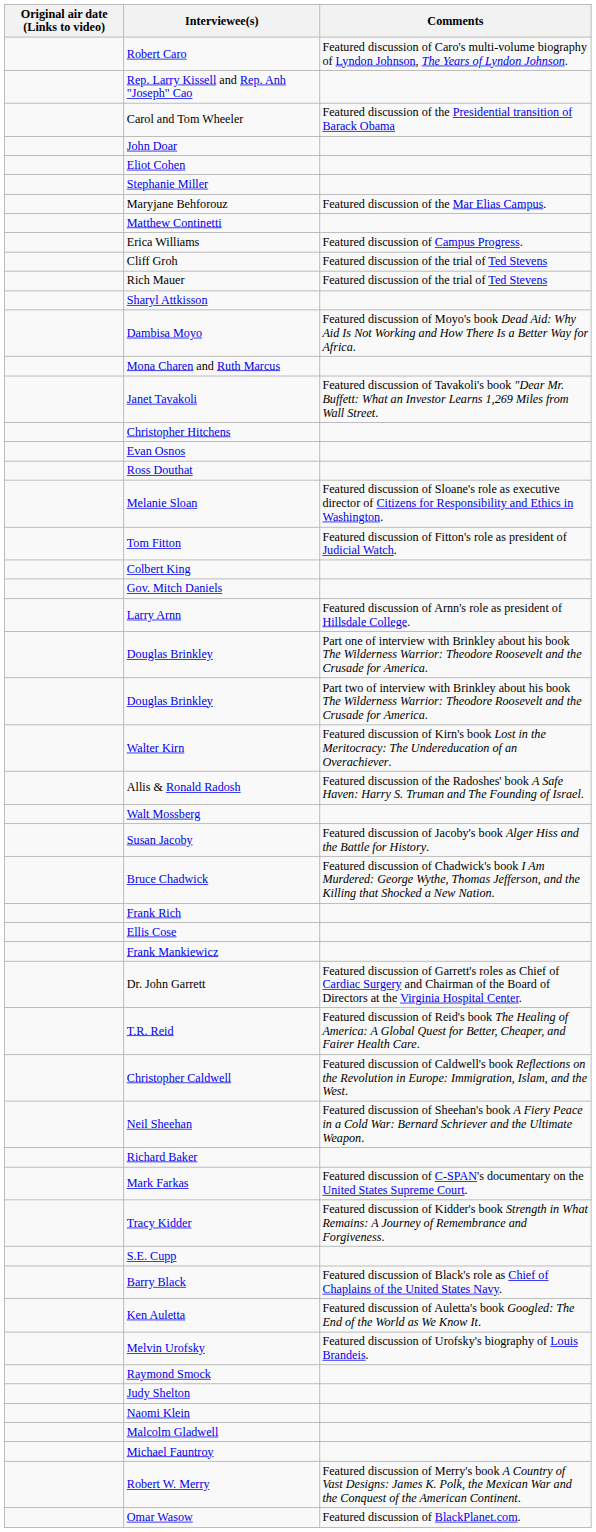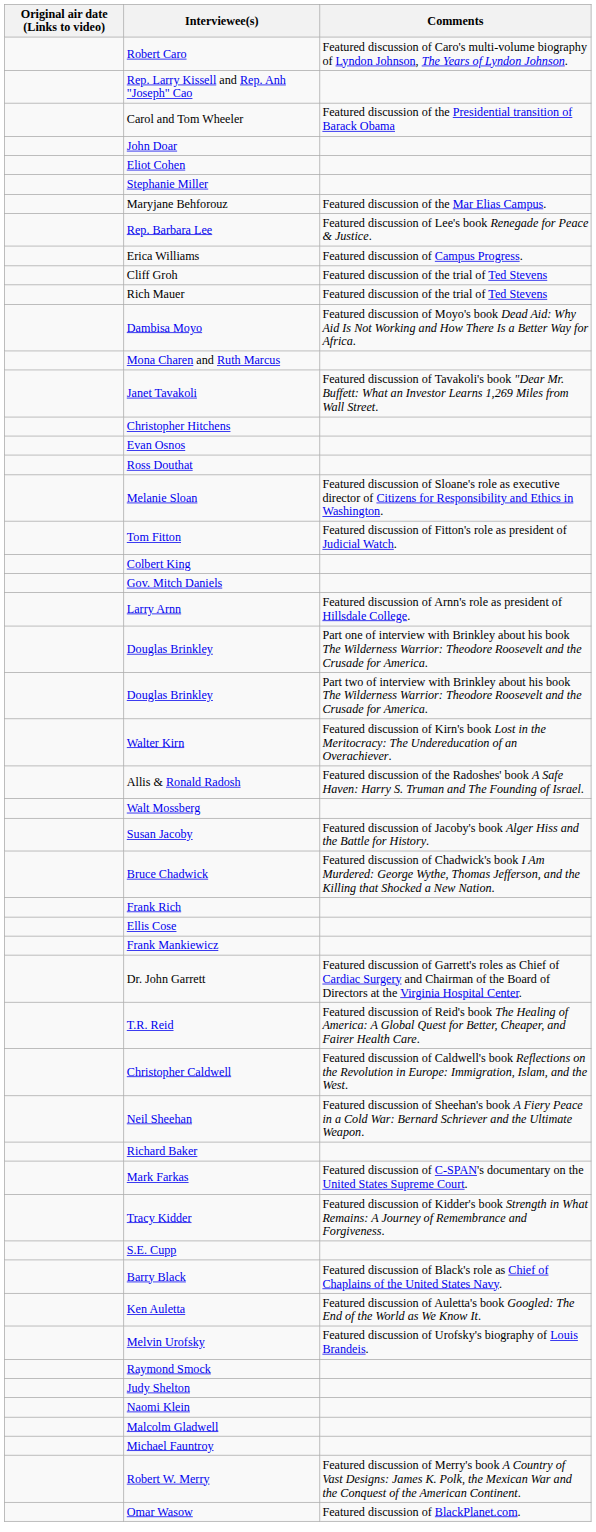+ row: (169, 229)
- row: (174, 223)
- row: (167, 300)
